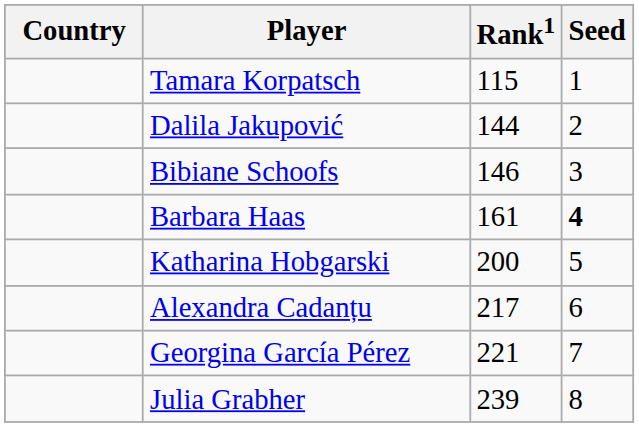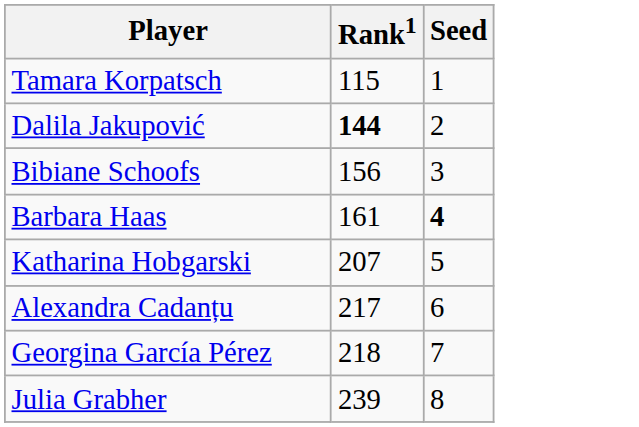- column: (74, 31)
(498, 125) normal -> (359, 125) bold
(498, 171) 146 -> (359, 171) 156
(498, 262) 200 -> (359, 262) 207
(498, 352) 221 -> (359, 352) 218
